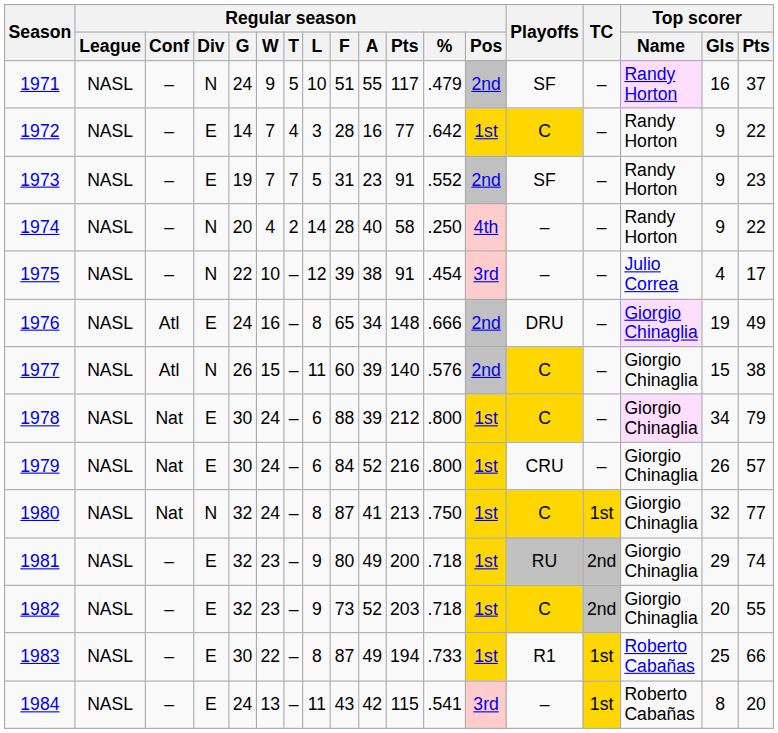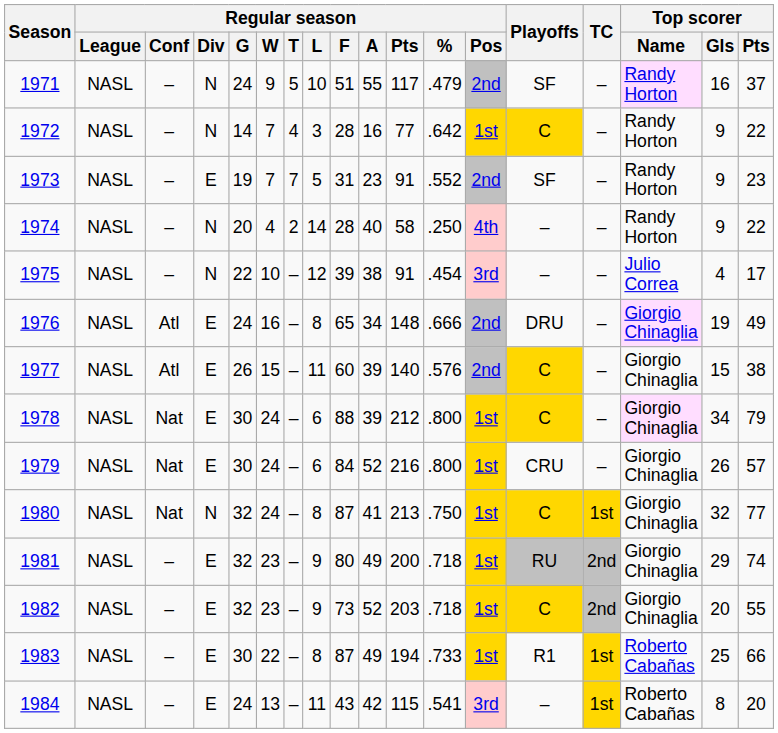(211, 131) E -> (211, 131) N
(211, 370) N -> (211, 370) E
